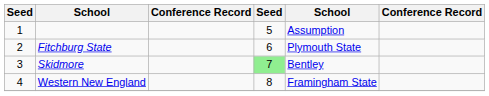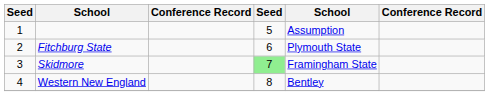(305, 64) Bentley -> (332, 64) Framingham State
(332, 82) Framingham State -> (305, 82) Bentley
